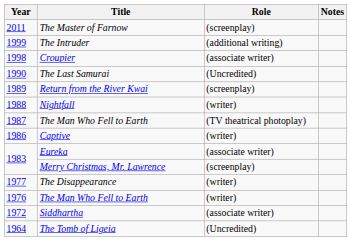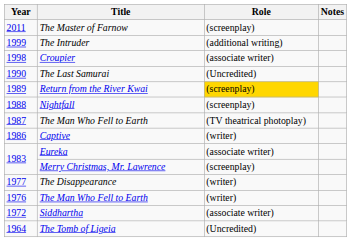(230, 89) no background -> (230, 89) gold background
(221, 105) (writer) -> (230, 105) (screenplay)
